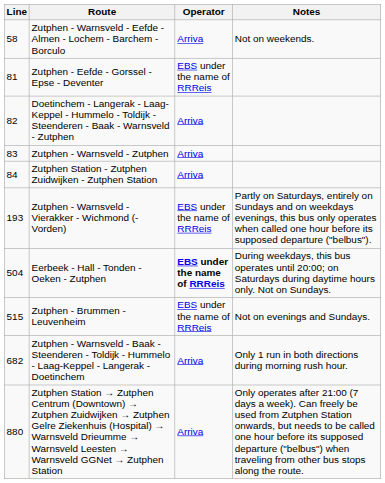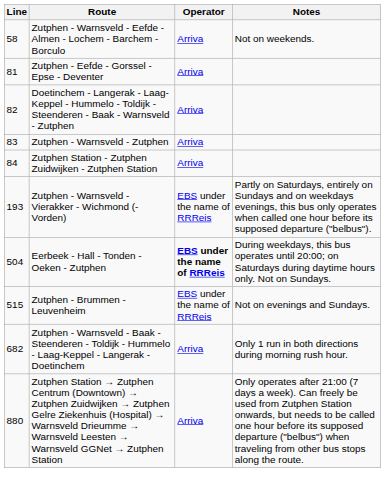(203, 77) EBS under the name of RRReis -> (190, 71) Arriva
